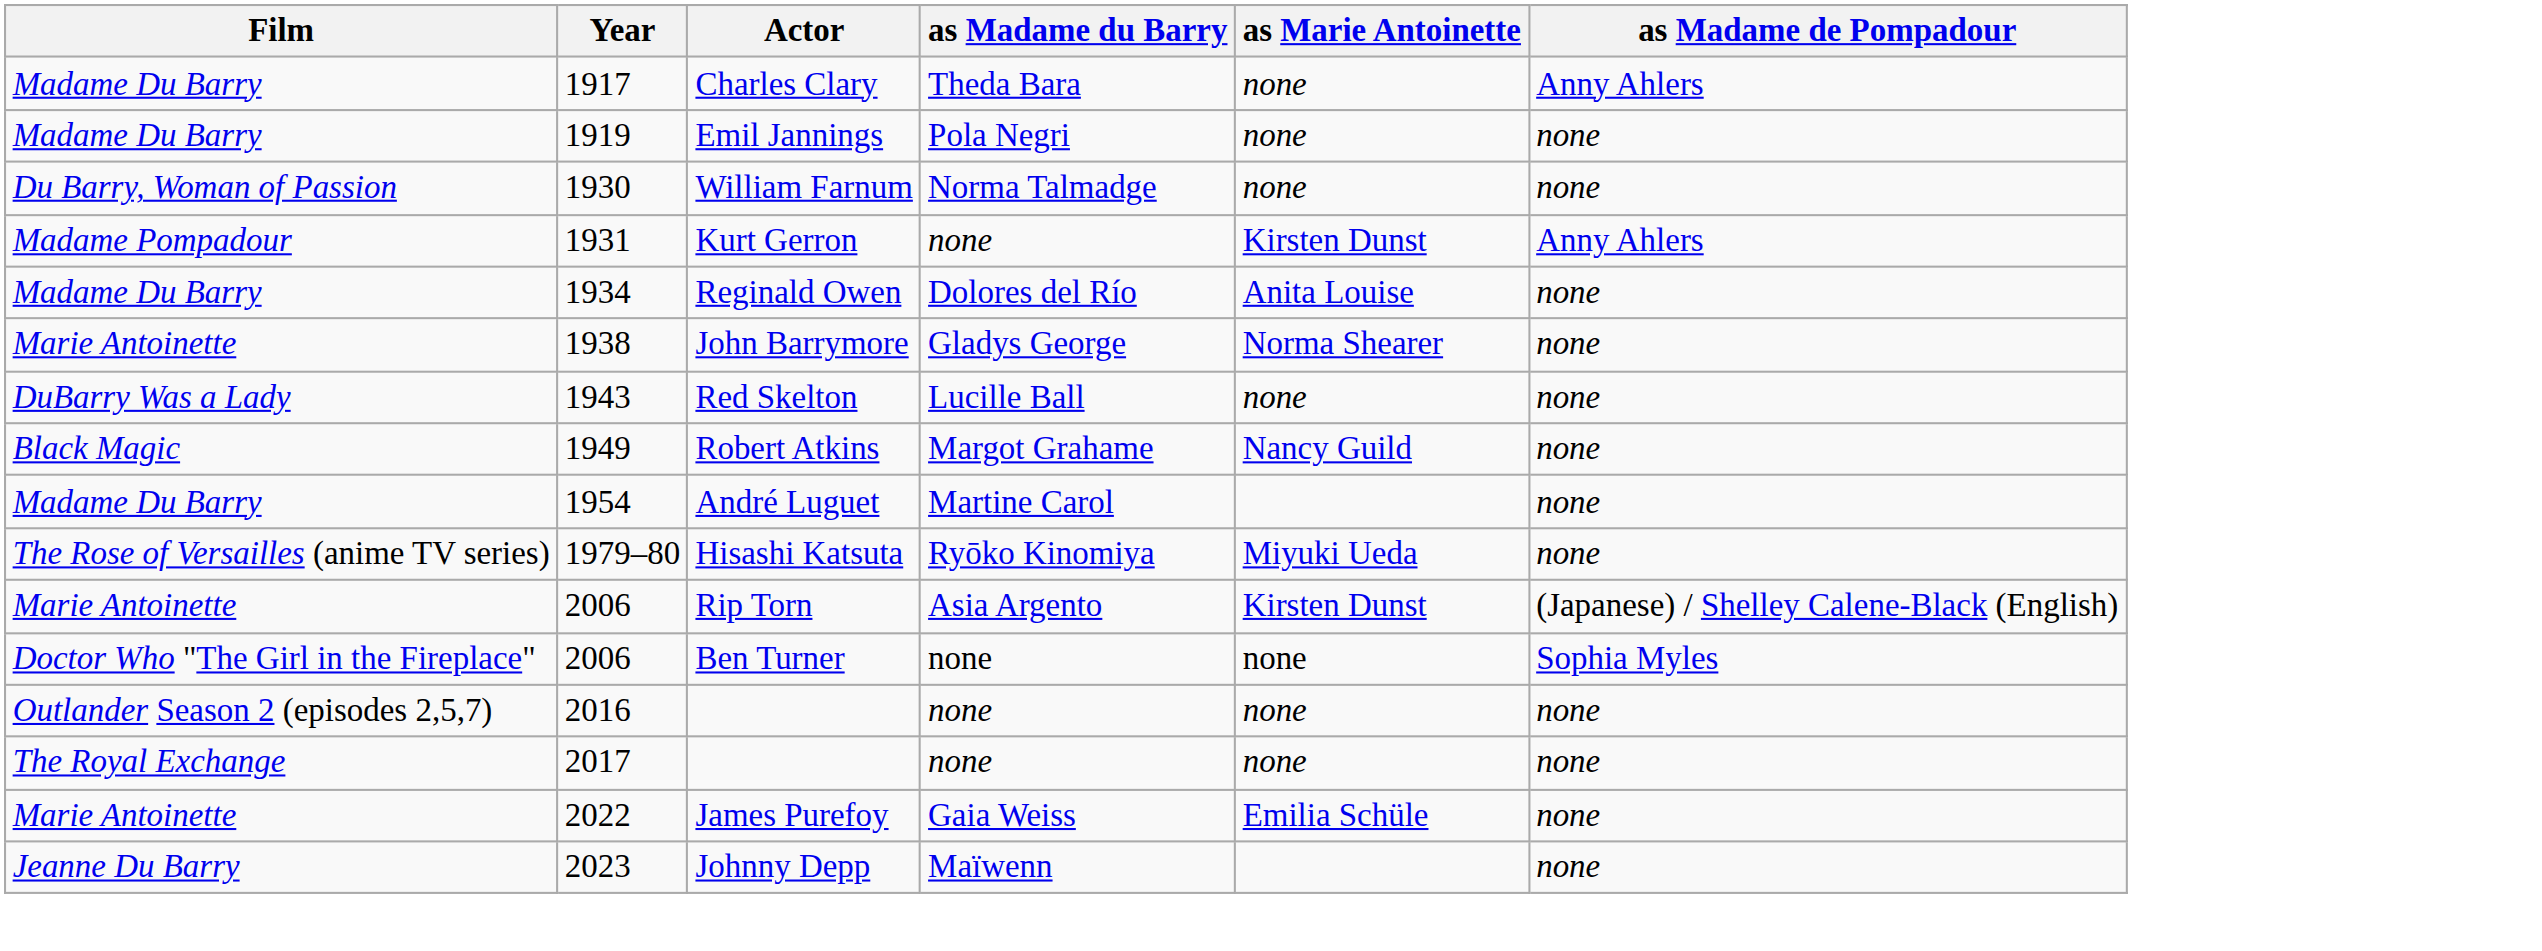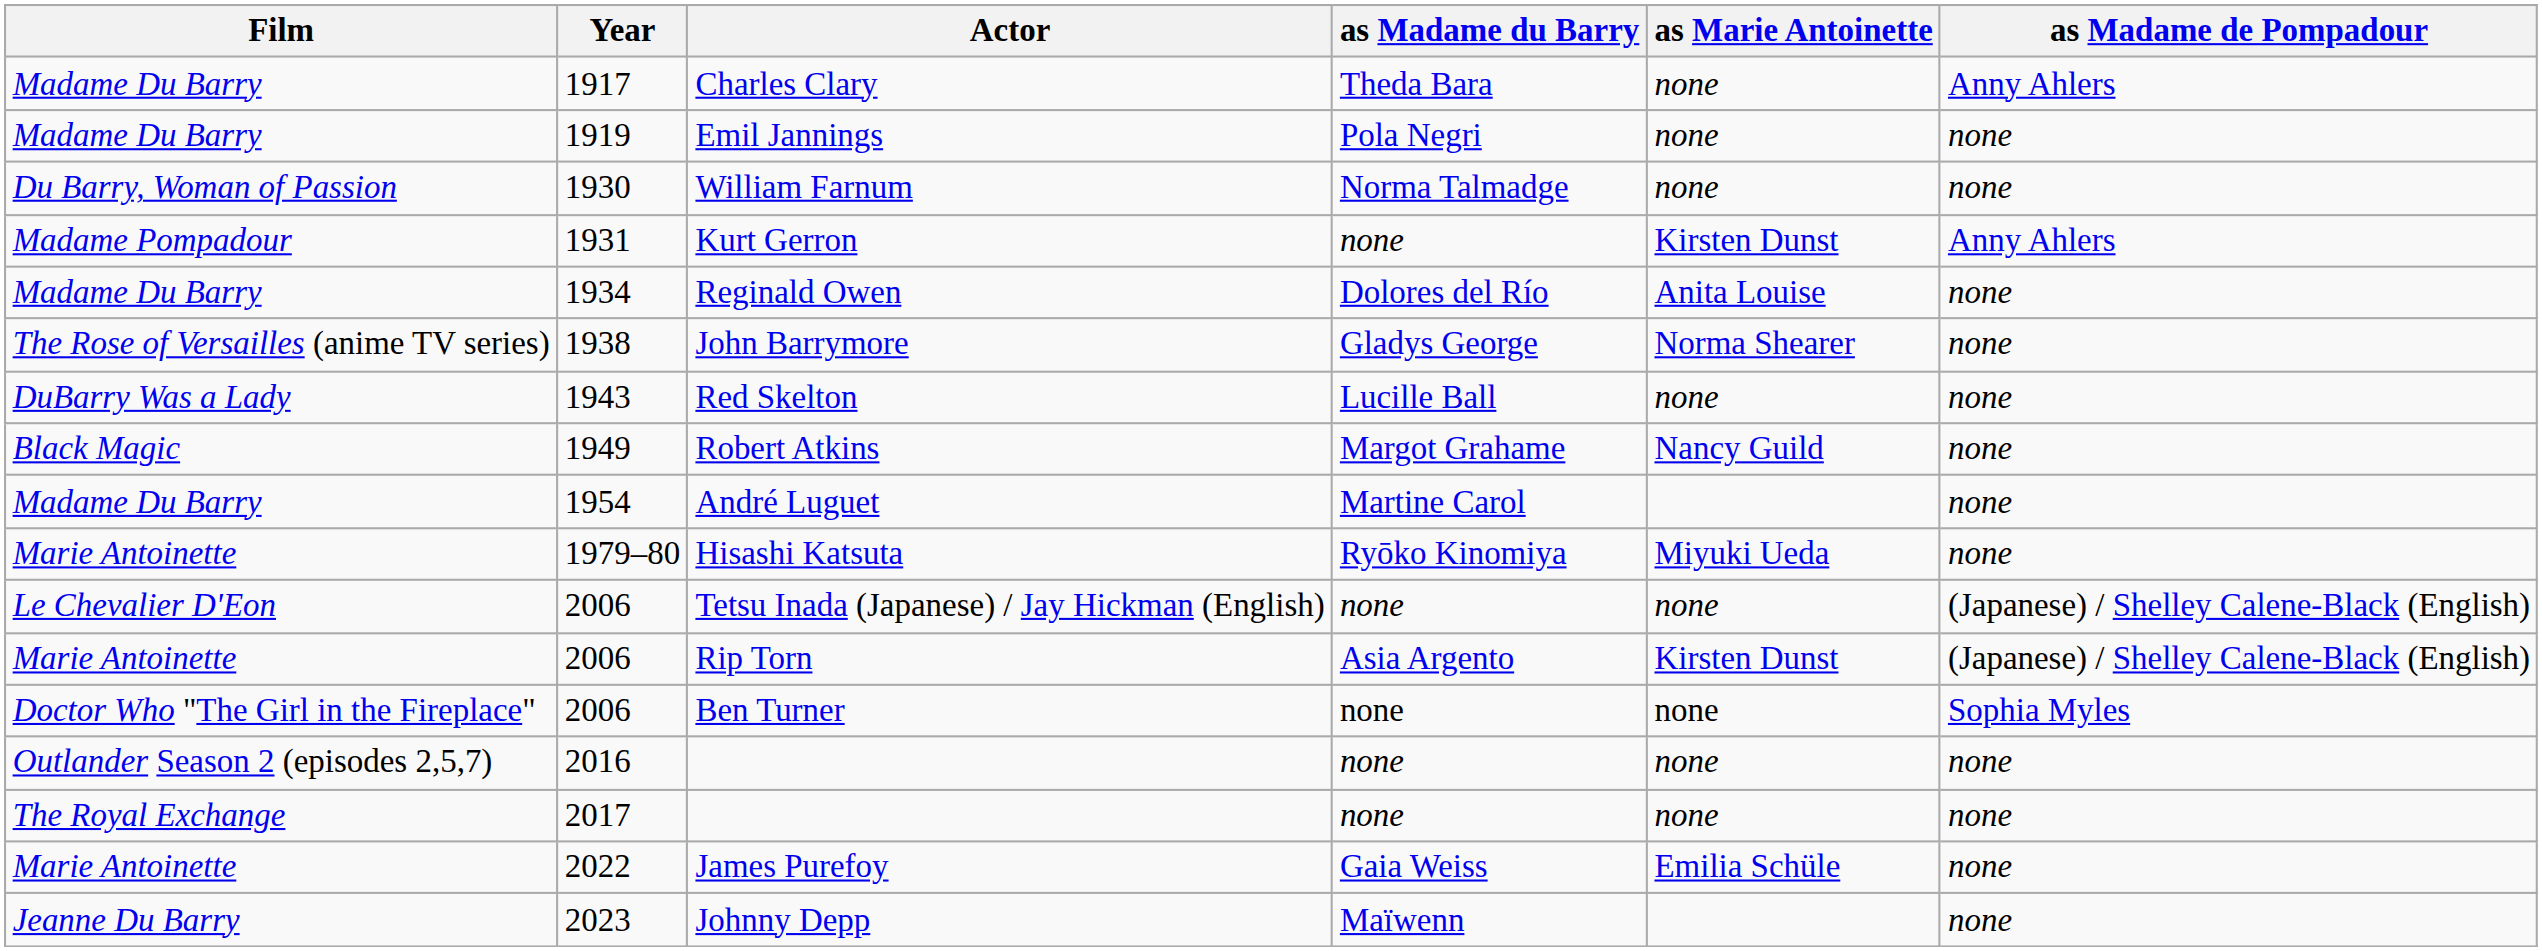(124, 344) Marie Antoinette -> (281, 344) The Rose of Versailles (anime TV series)
(281, 553) The Rose of Versailles (anime TV series) -> (124, 553) Marie Antoinette
+ row: (598, 605)
